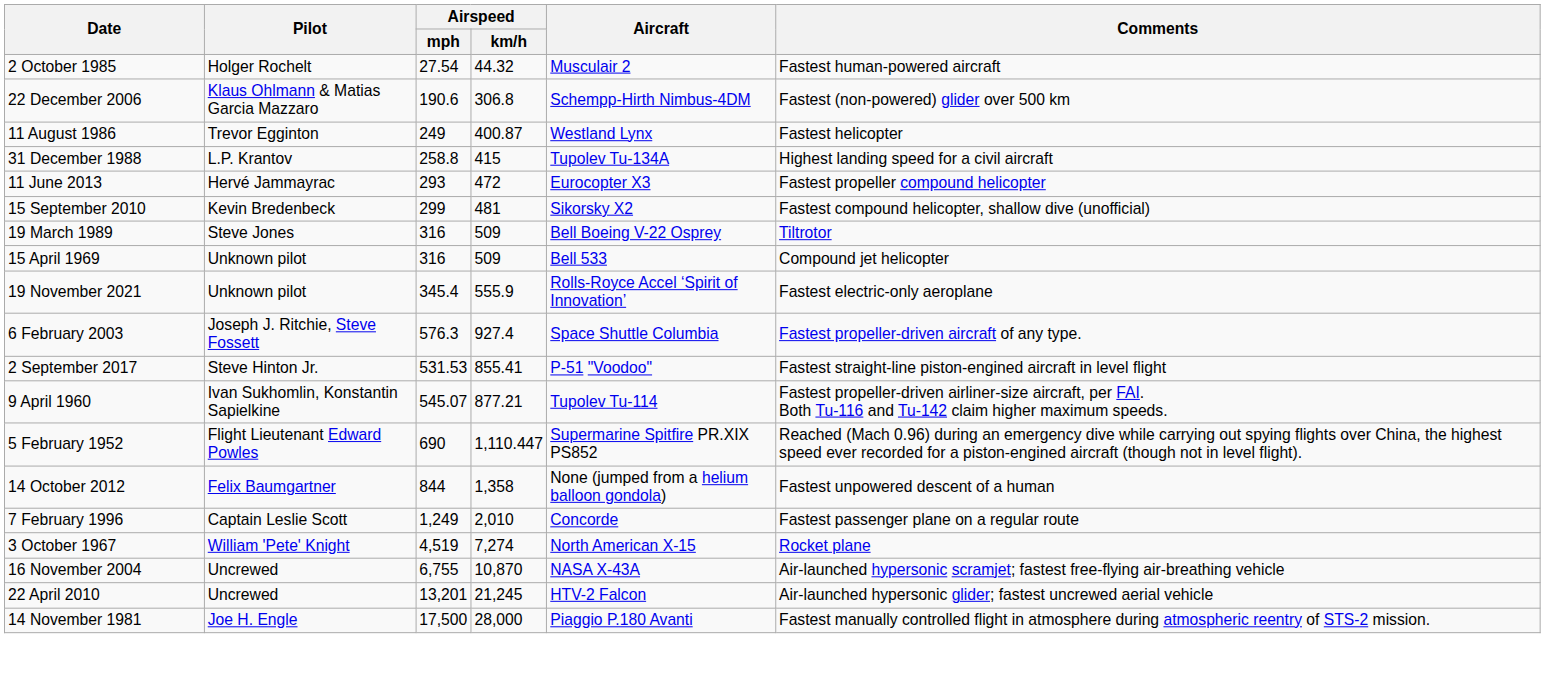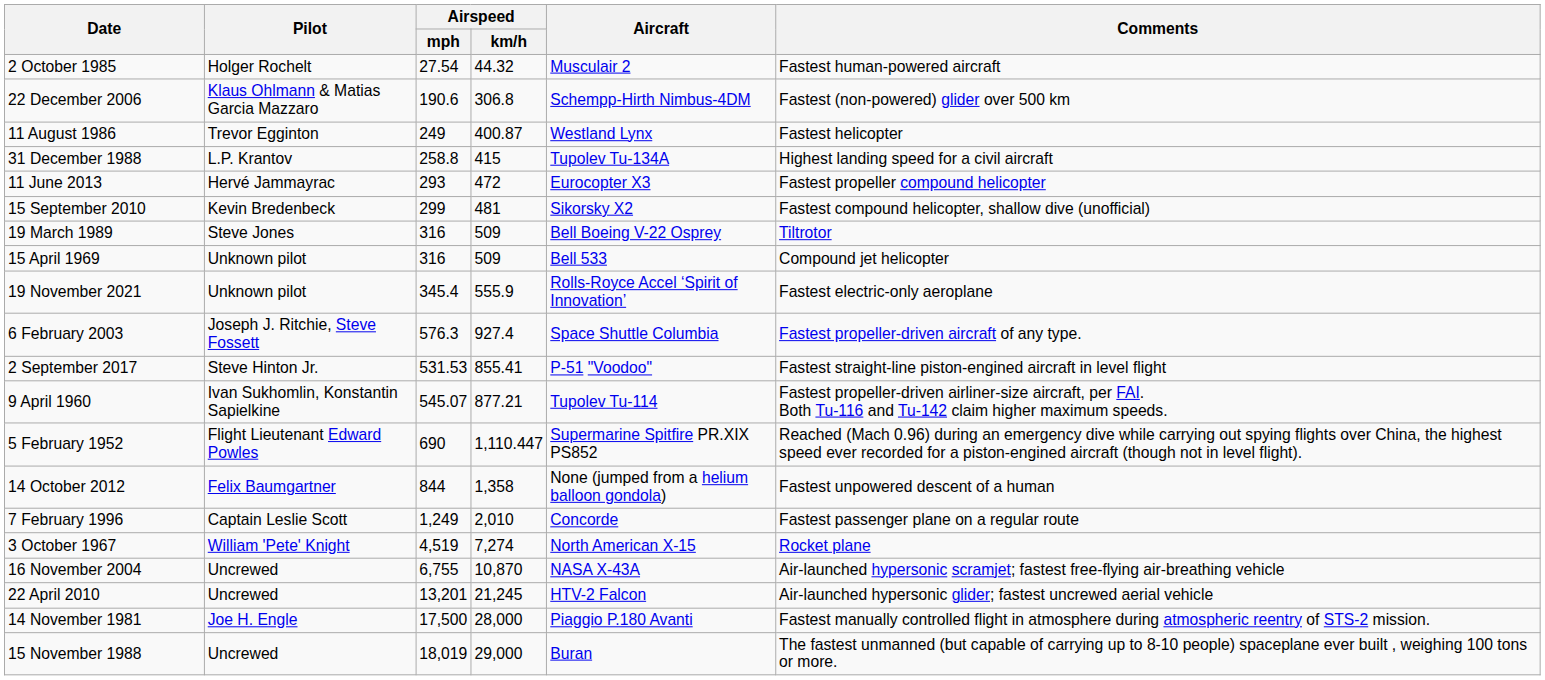+ row: (75, 653)
